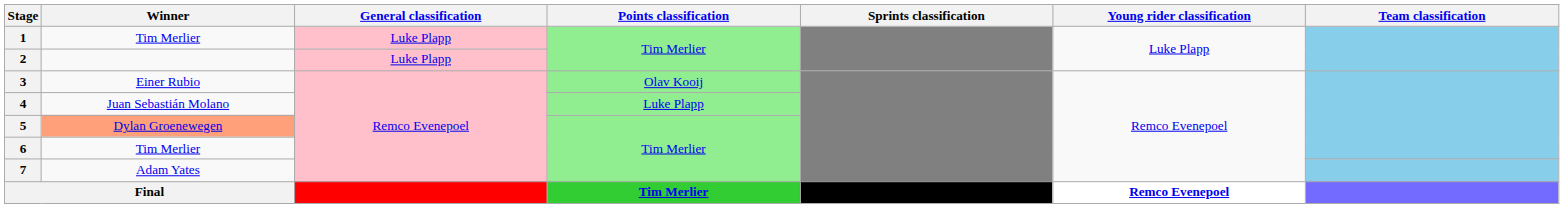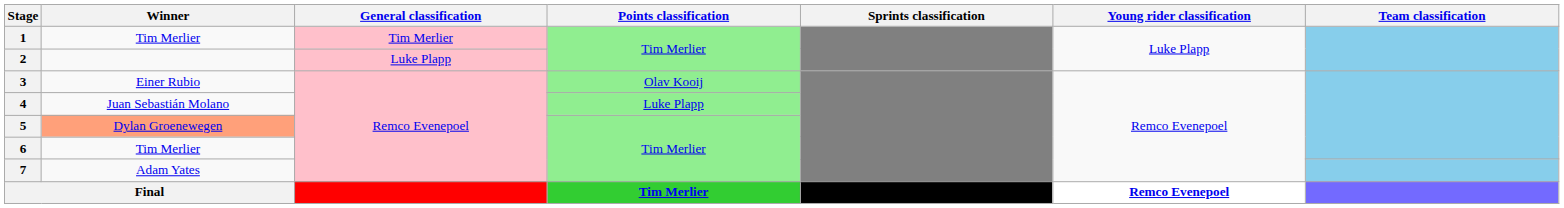(421, 37) Luke Plapp -> (421, 37) Tim Merlier
